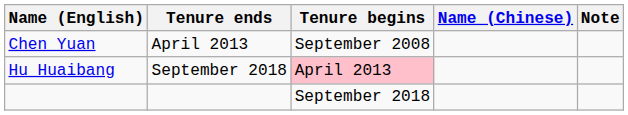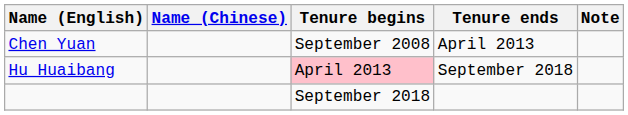columns swapped: (505, 18) <-> (219, 18)
